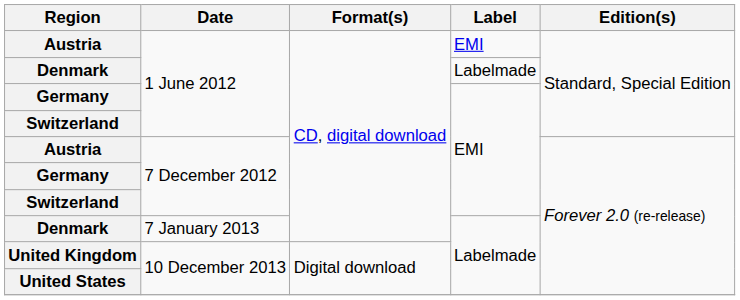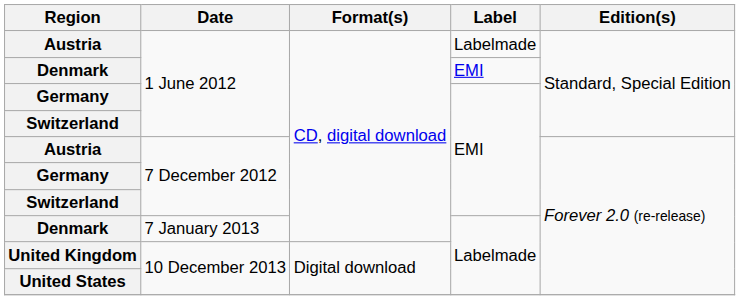(469, 44) EMI -> (495, 44) Labelmade
(495, 70) Labelmade -> (469, 70) EMI
